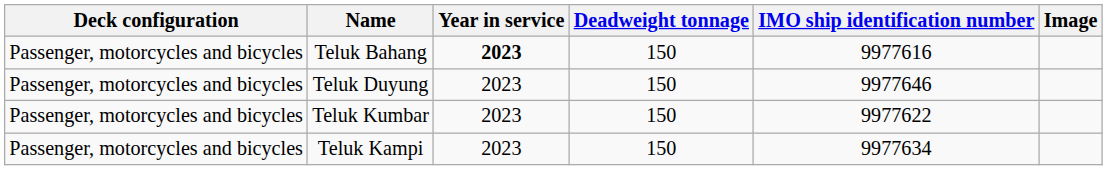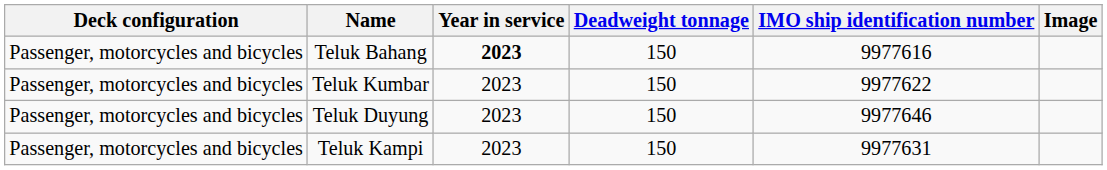rows swapped: (371, 84) <-> (371, 116)
(896, 148) 9977634 -> (896, 148) 9977631
